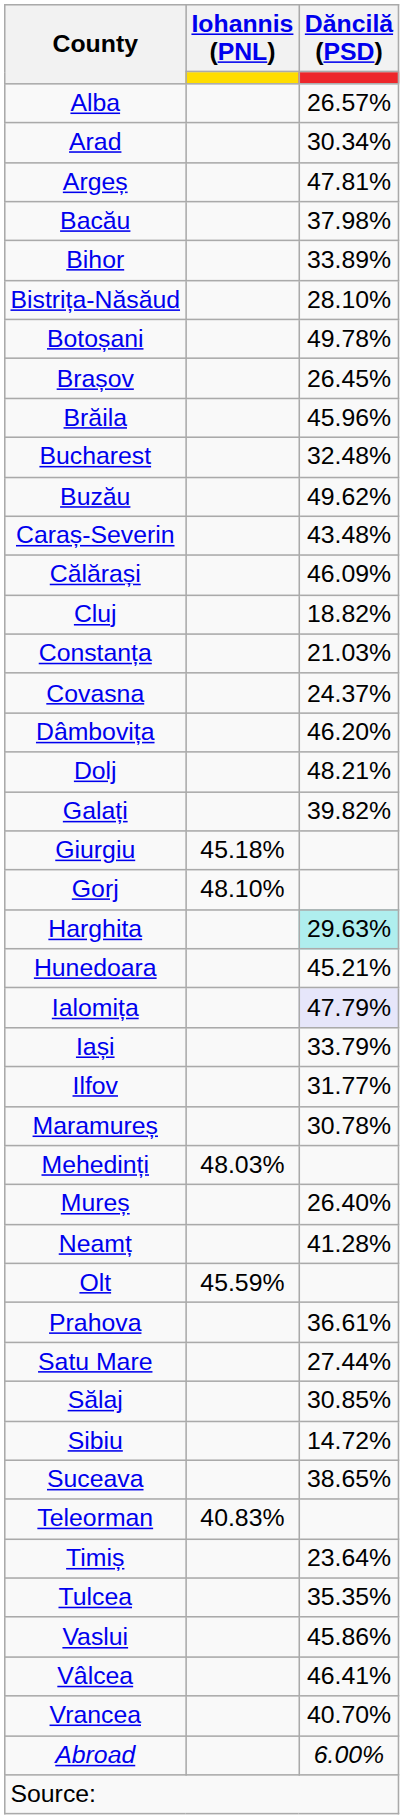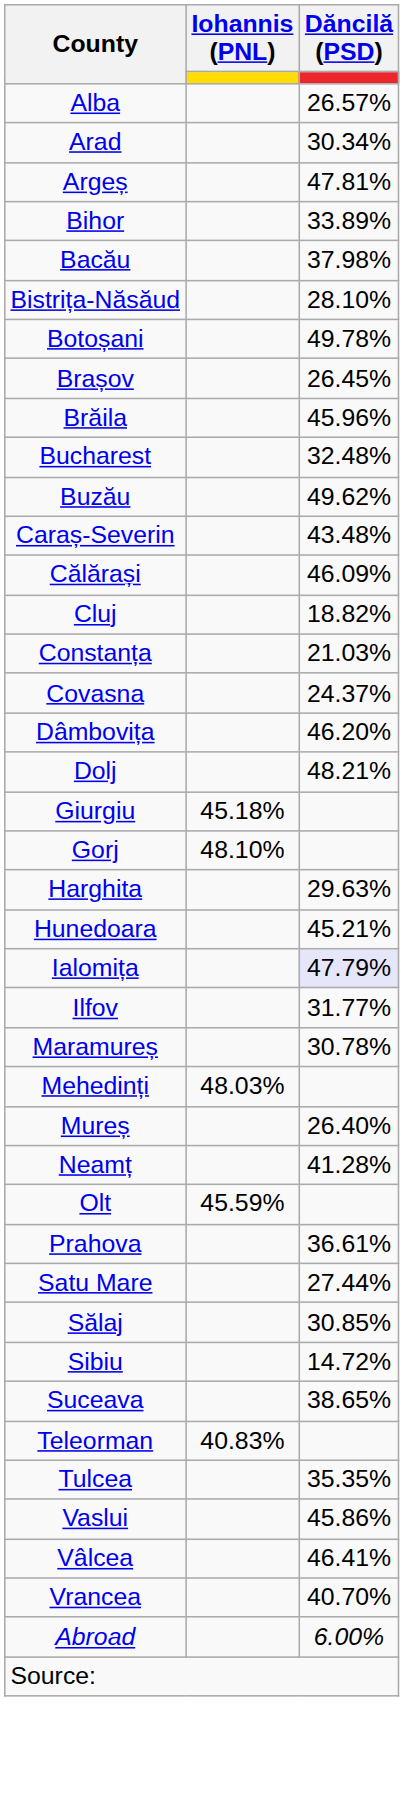rows swapped: (95, 220) <-> (95, 260)
- row: (95, 810)
(349, 928) paleturquoise background -> (349, 889) no background
- row: (95, 1046)
- row: (95, 1558)
